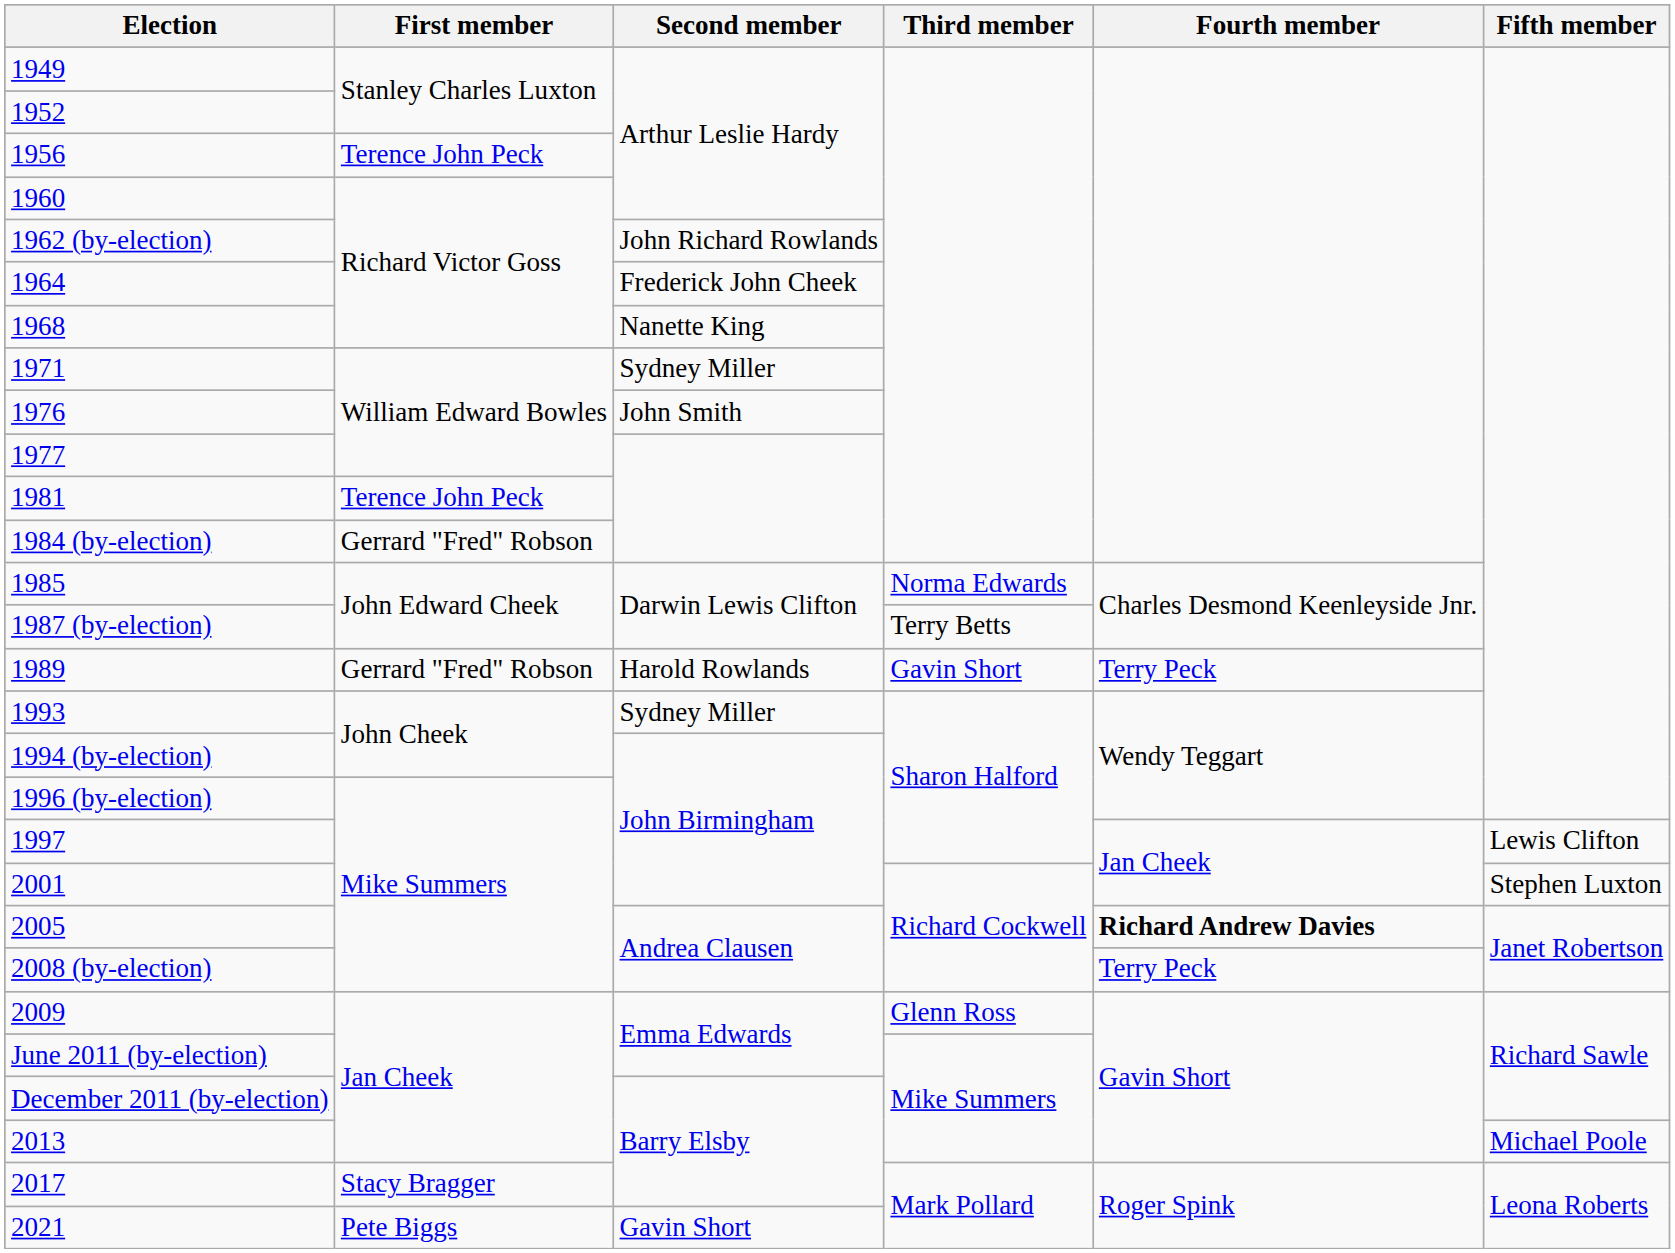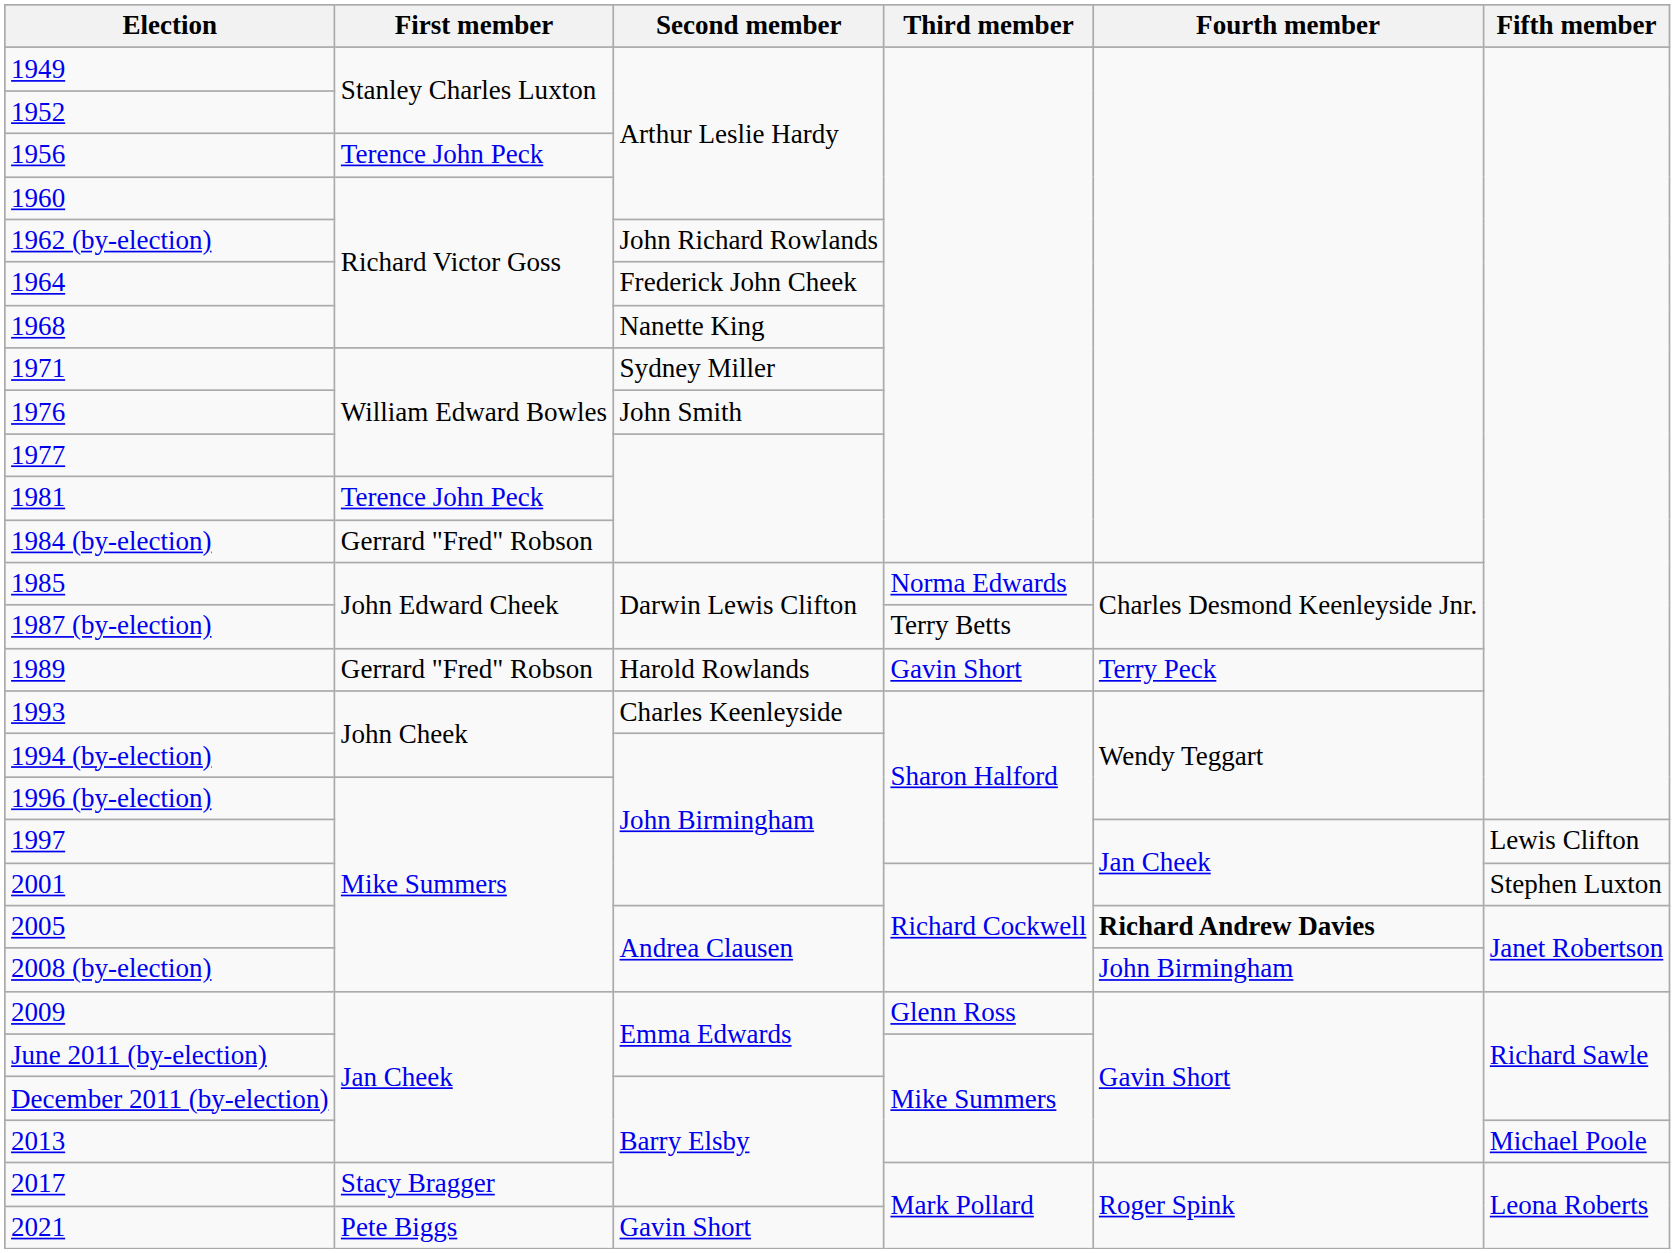(697, 712) Sydney Miller -> (731, 712) Charles Keenleyside
(1158, 969) Terry Peck -> (1196, 969) John Birmingham
